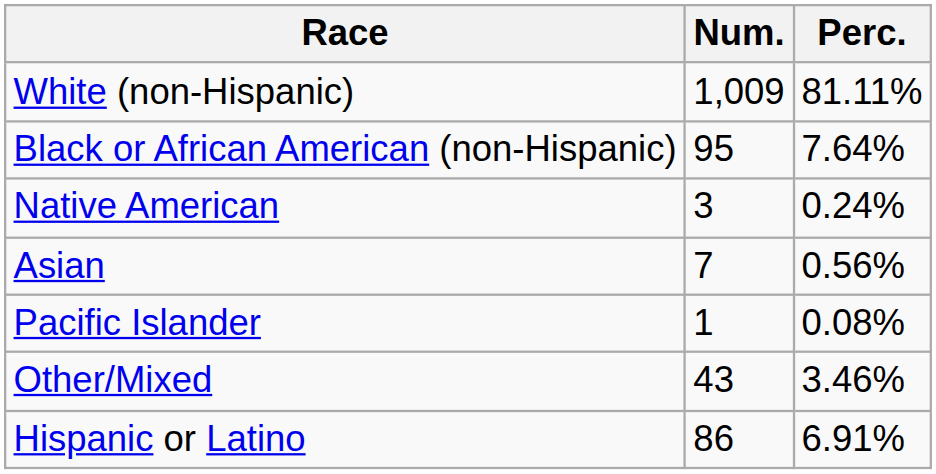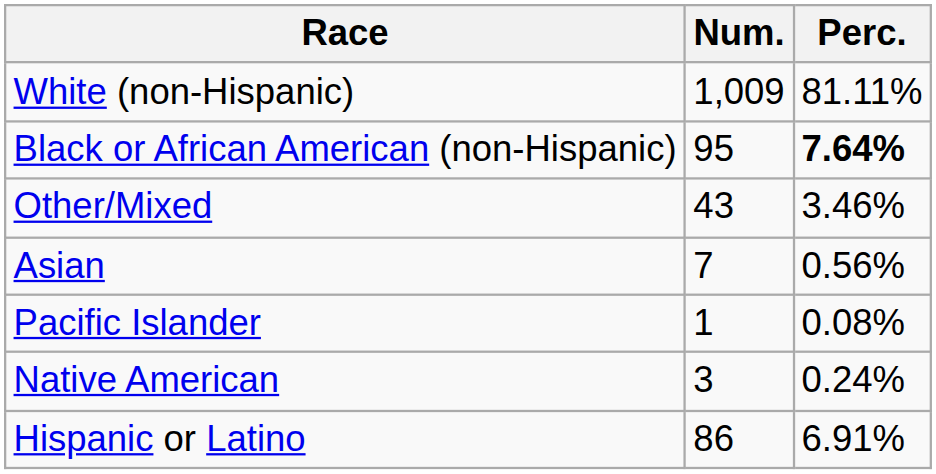(853, 149) normal -> (853, 149) bold
rows swapped: (146, 206) <-> (113, 380)
